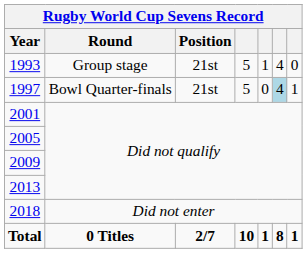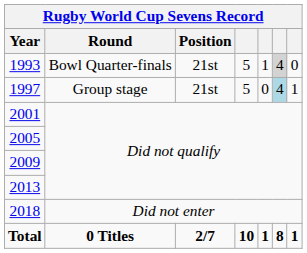(110, 65) Group stage -> (110, 65) Bowl Quarter-finals
(280, 65) no background -> (280, 65) lightgrey background
(110, 89) Bowl Quarter-finals -> (110, 89) Group stage
